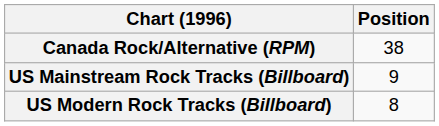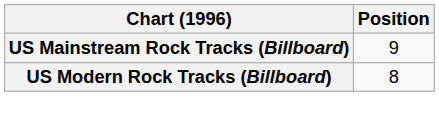- row: (179, 47)
